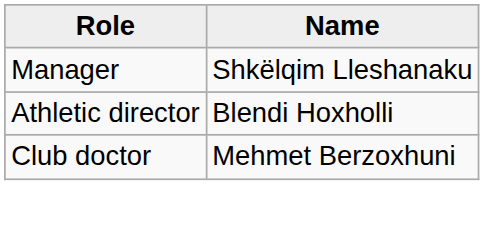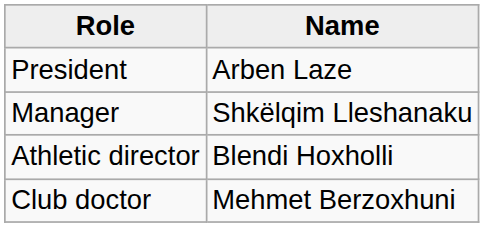+ row: (69, 69)
